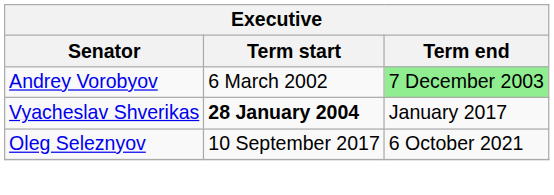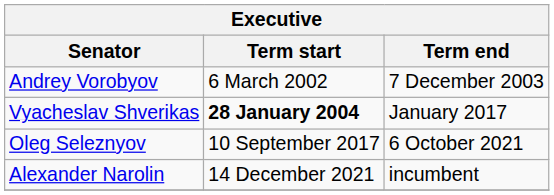(466, 81) lightgreen background -> (466, 81) no background
+ row: (87, 174)
